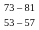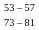rows swapped: (19, 22) <-> (19, 8)
